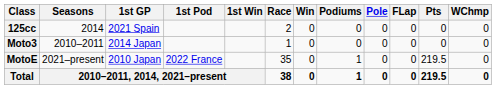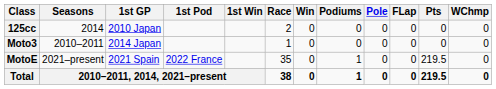(134, 28) 2021 Spain -> (135, 28) 2010 Japan
(135, 60) 2010 Japan -> (134, 60) 2021 Spain
